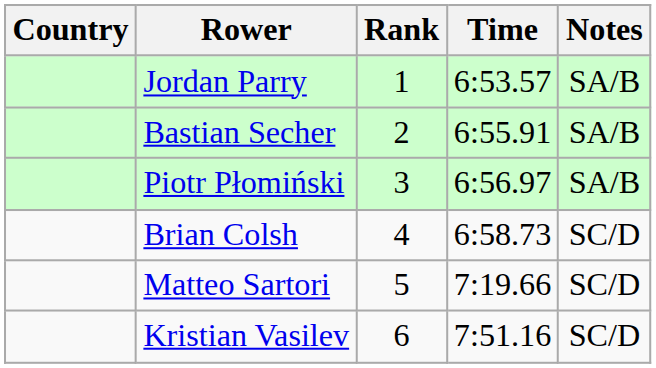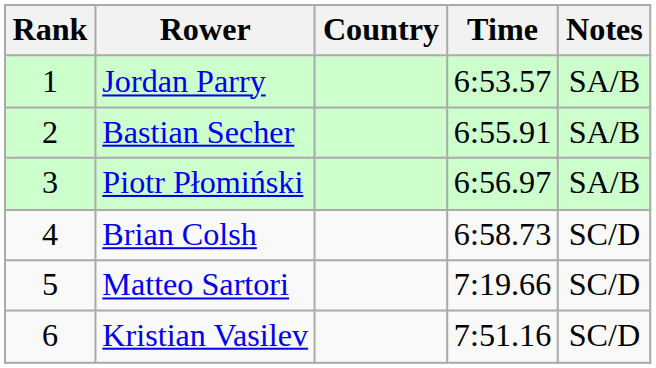columns swapped: (401, 30) <-> (70, 30)
